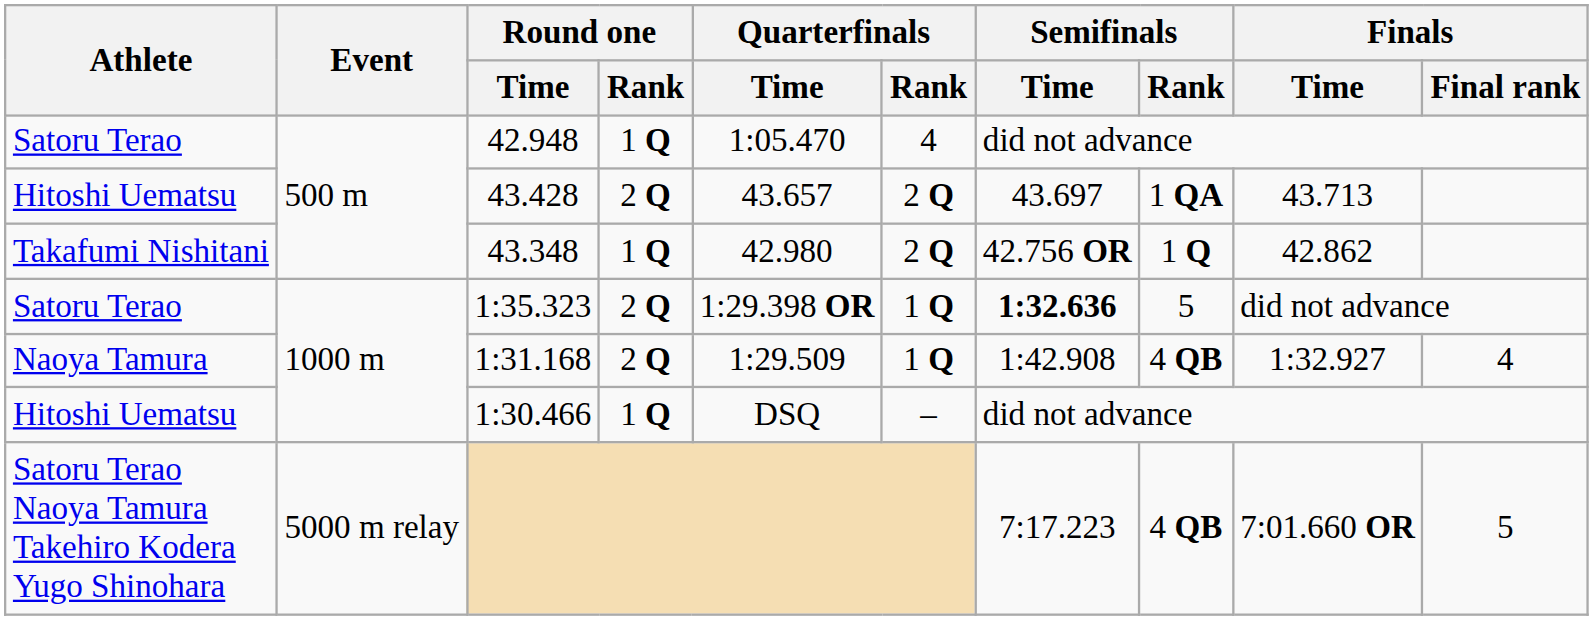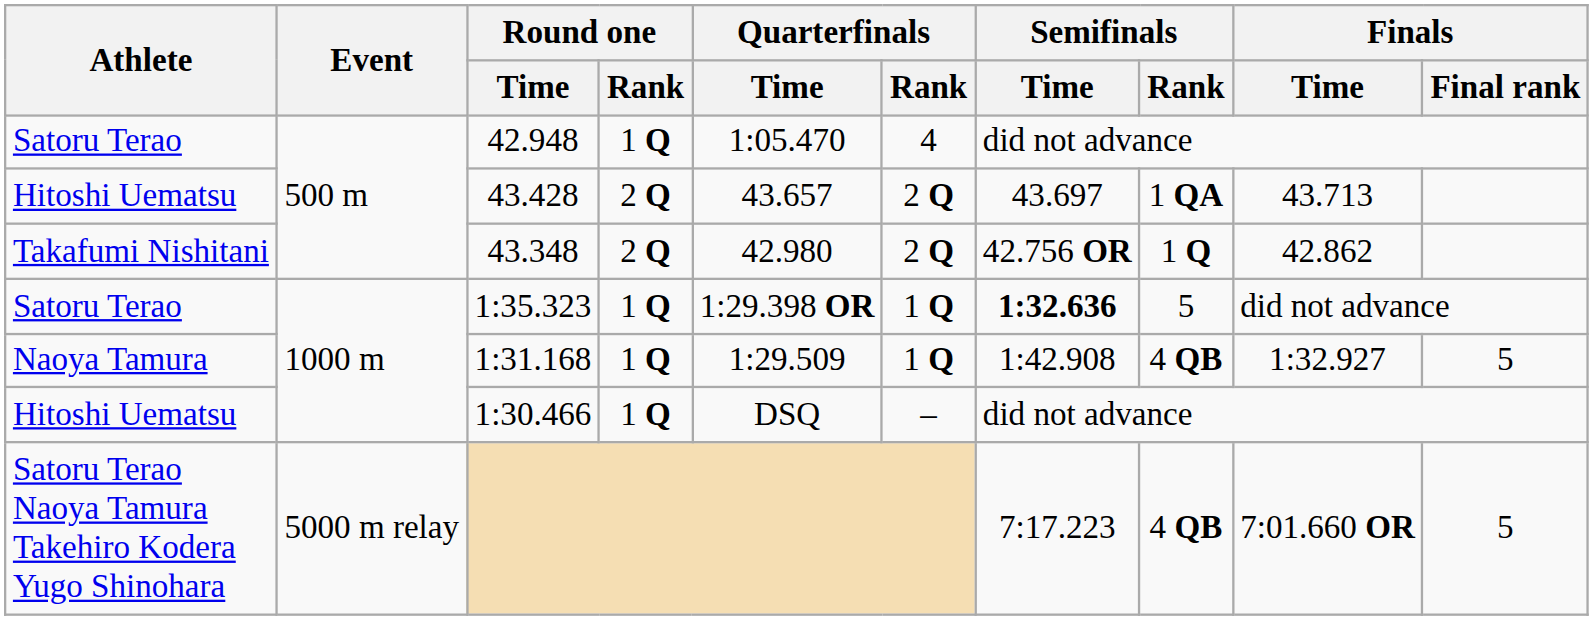(646, 250) 1 Q -> (646, 250) 2 Q
(646, 305) 2 Q -> (646, 305) 1 Q
(646, 359) 2 Q -> (646, 359) 1 Q
(1505, 359) 4 -> (1505, 359) 5
